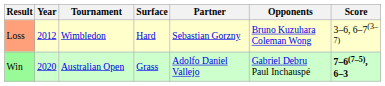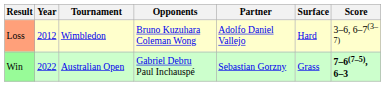columns swapped: (152, 11) <-> (290, 11)
(206, 35) Sebastian Gorzny -> (246, 35) Adolfo Daniel Vallejo
(47, 66) 2020 -> (47, 66) 2022
(200, 66) Adolfo Daniel Vallejo -> (252, 66) Sebastian Gorzny
